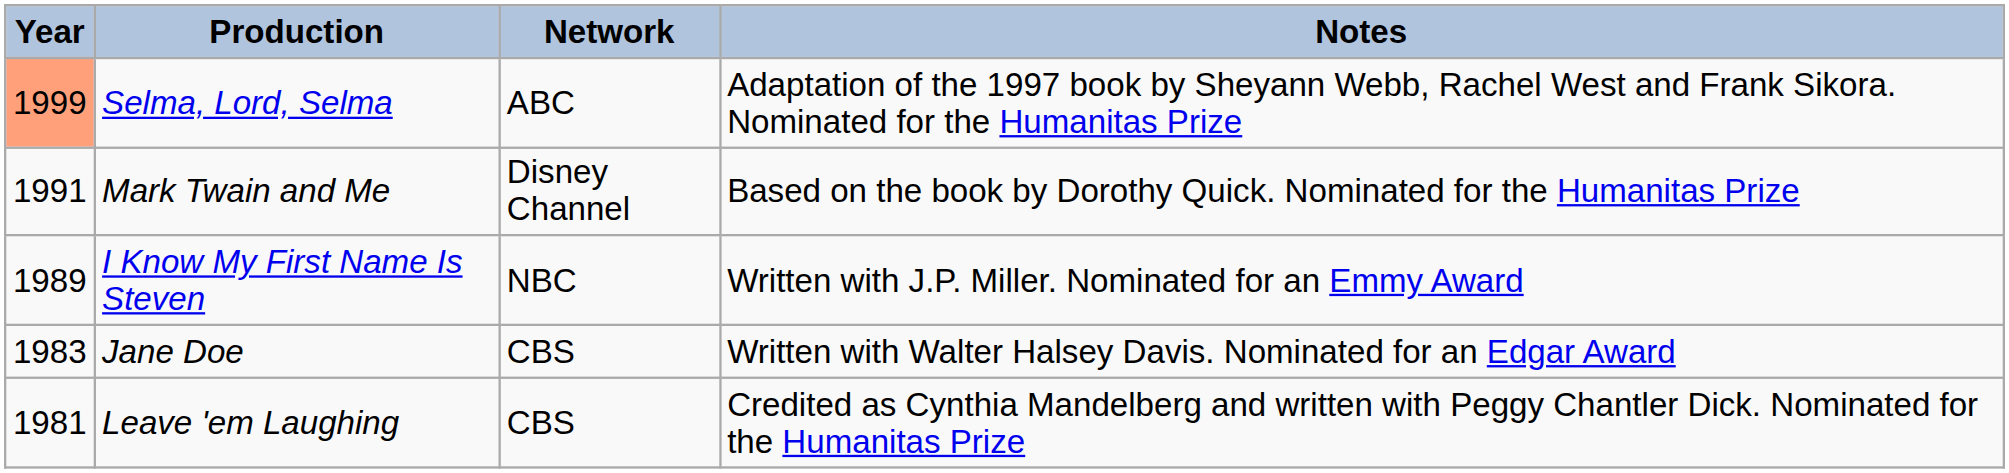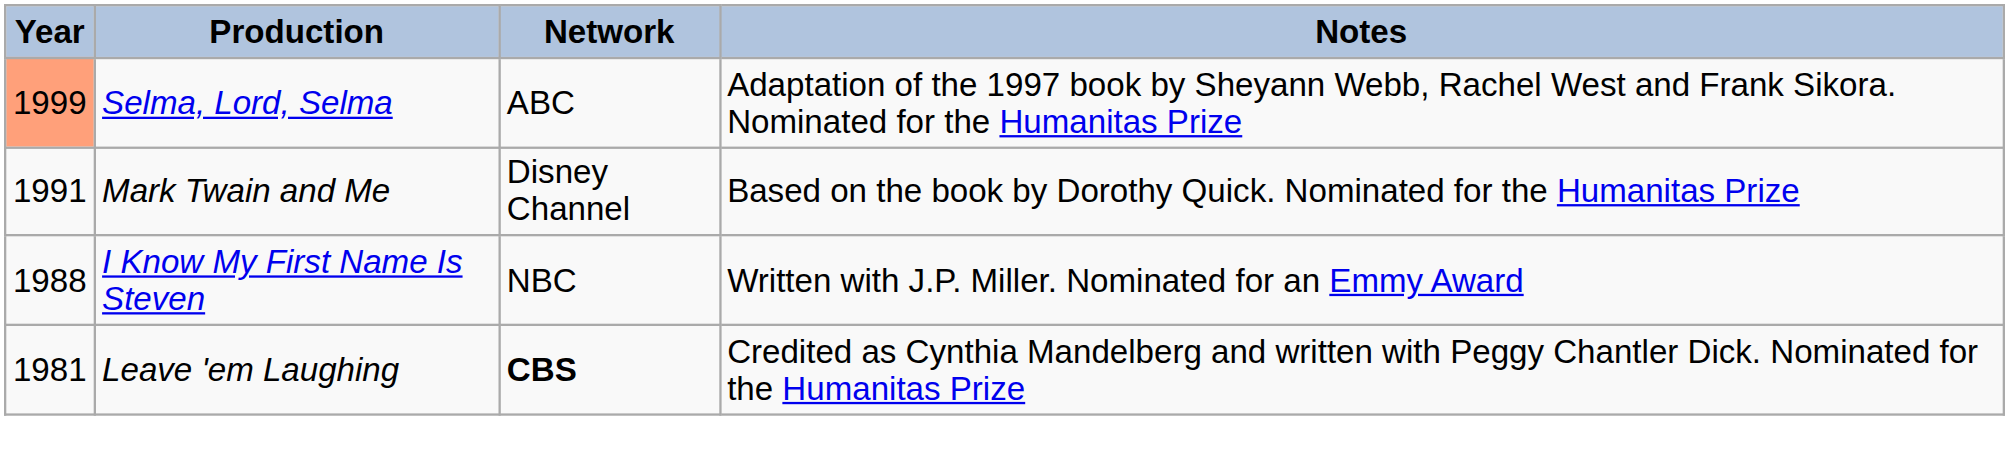(50, 281) 1989 -> (50, 281) 1988
- row: (173, 351)
(541, 422) normal -> (542, 370) bold
